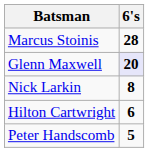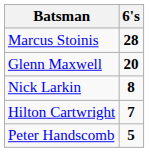(131, 64) lavender background -> (131, 64) no background
(131, 111) 6 -> (131, 111) 7
